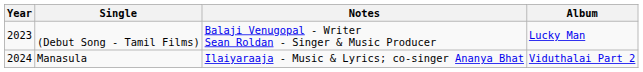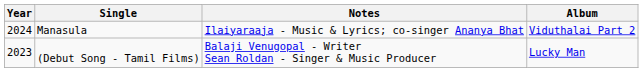rows swapped: (118, 42) <-> (62, 59)
